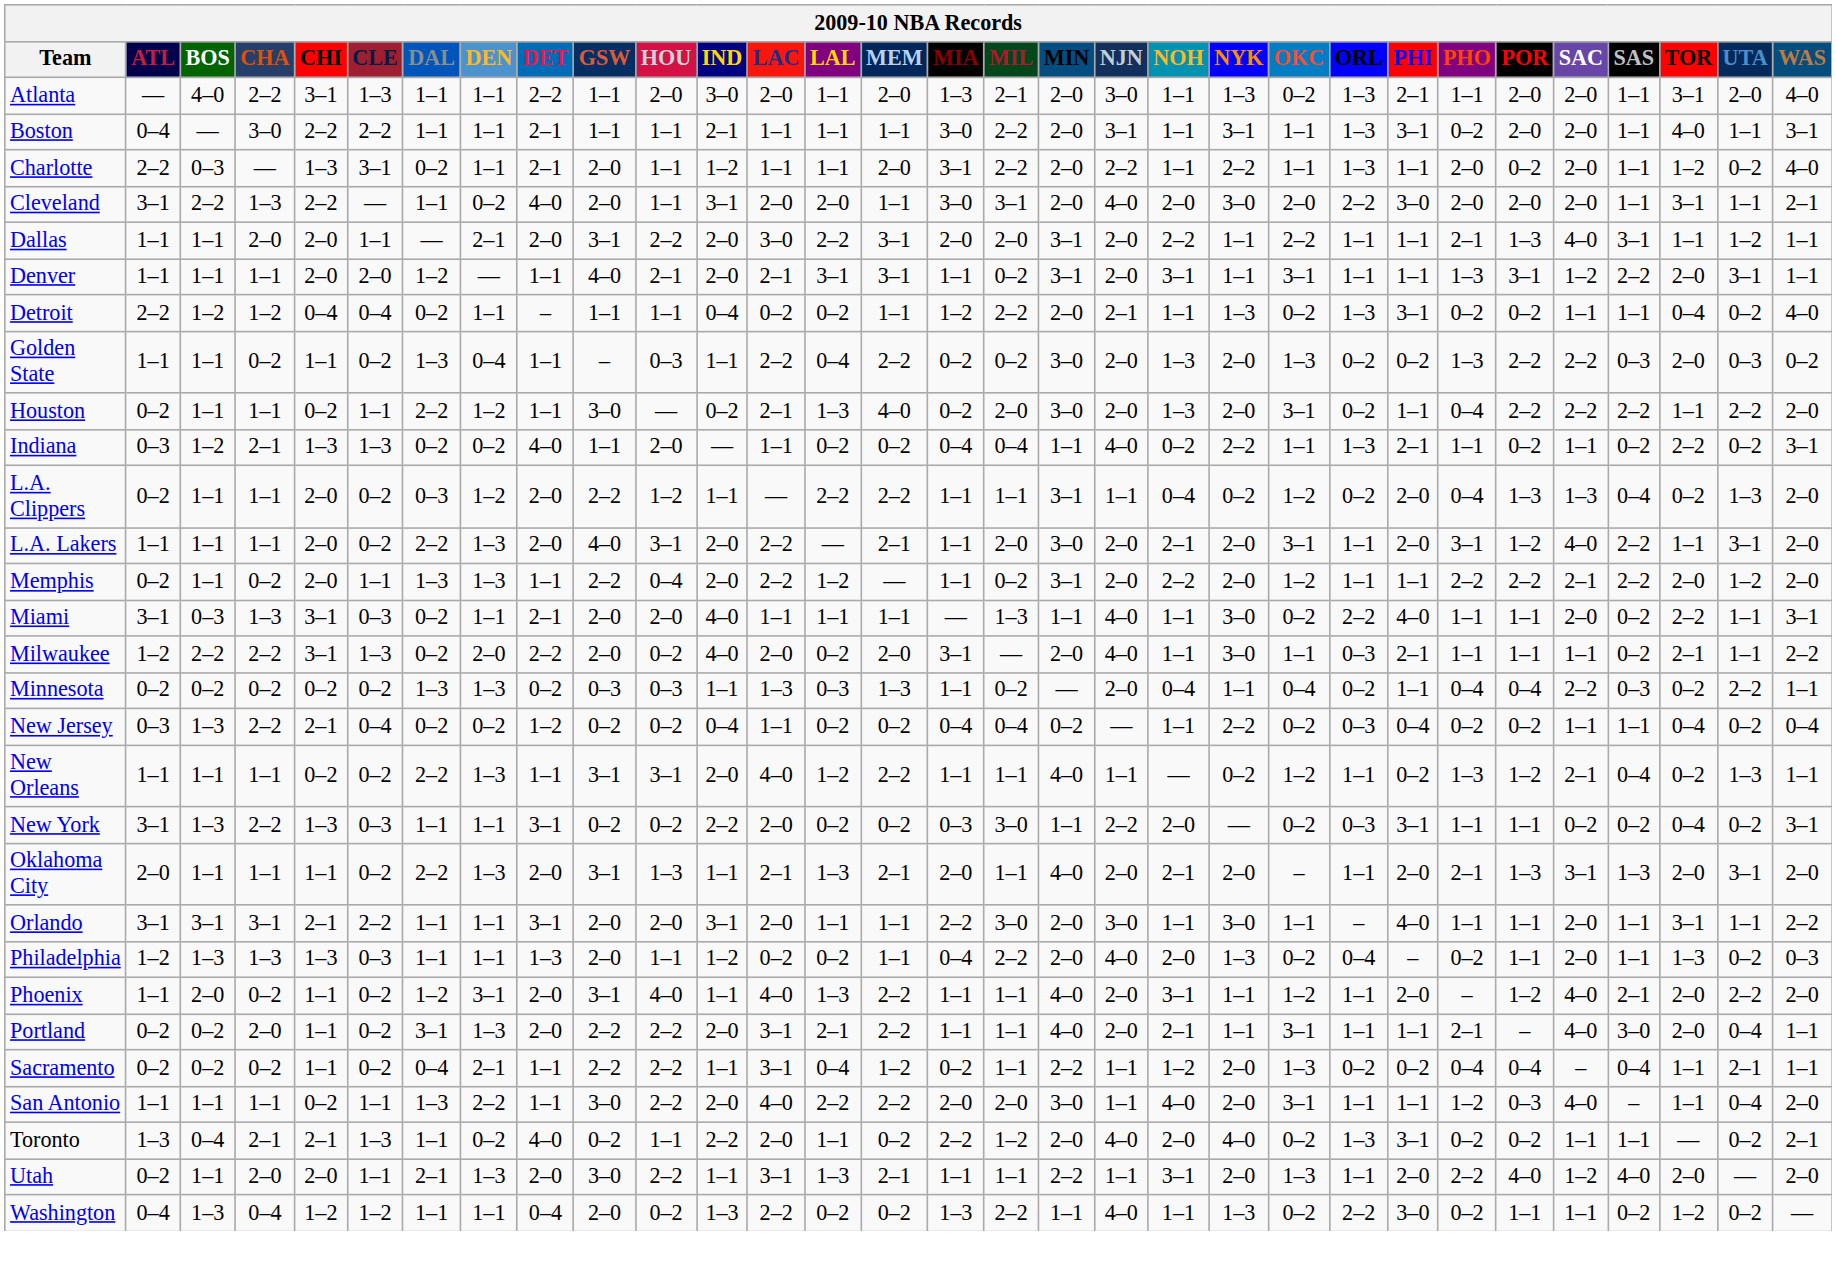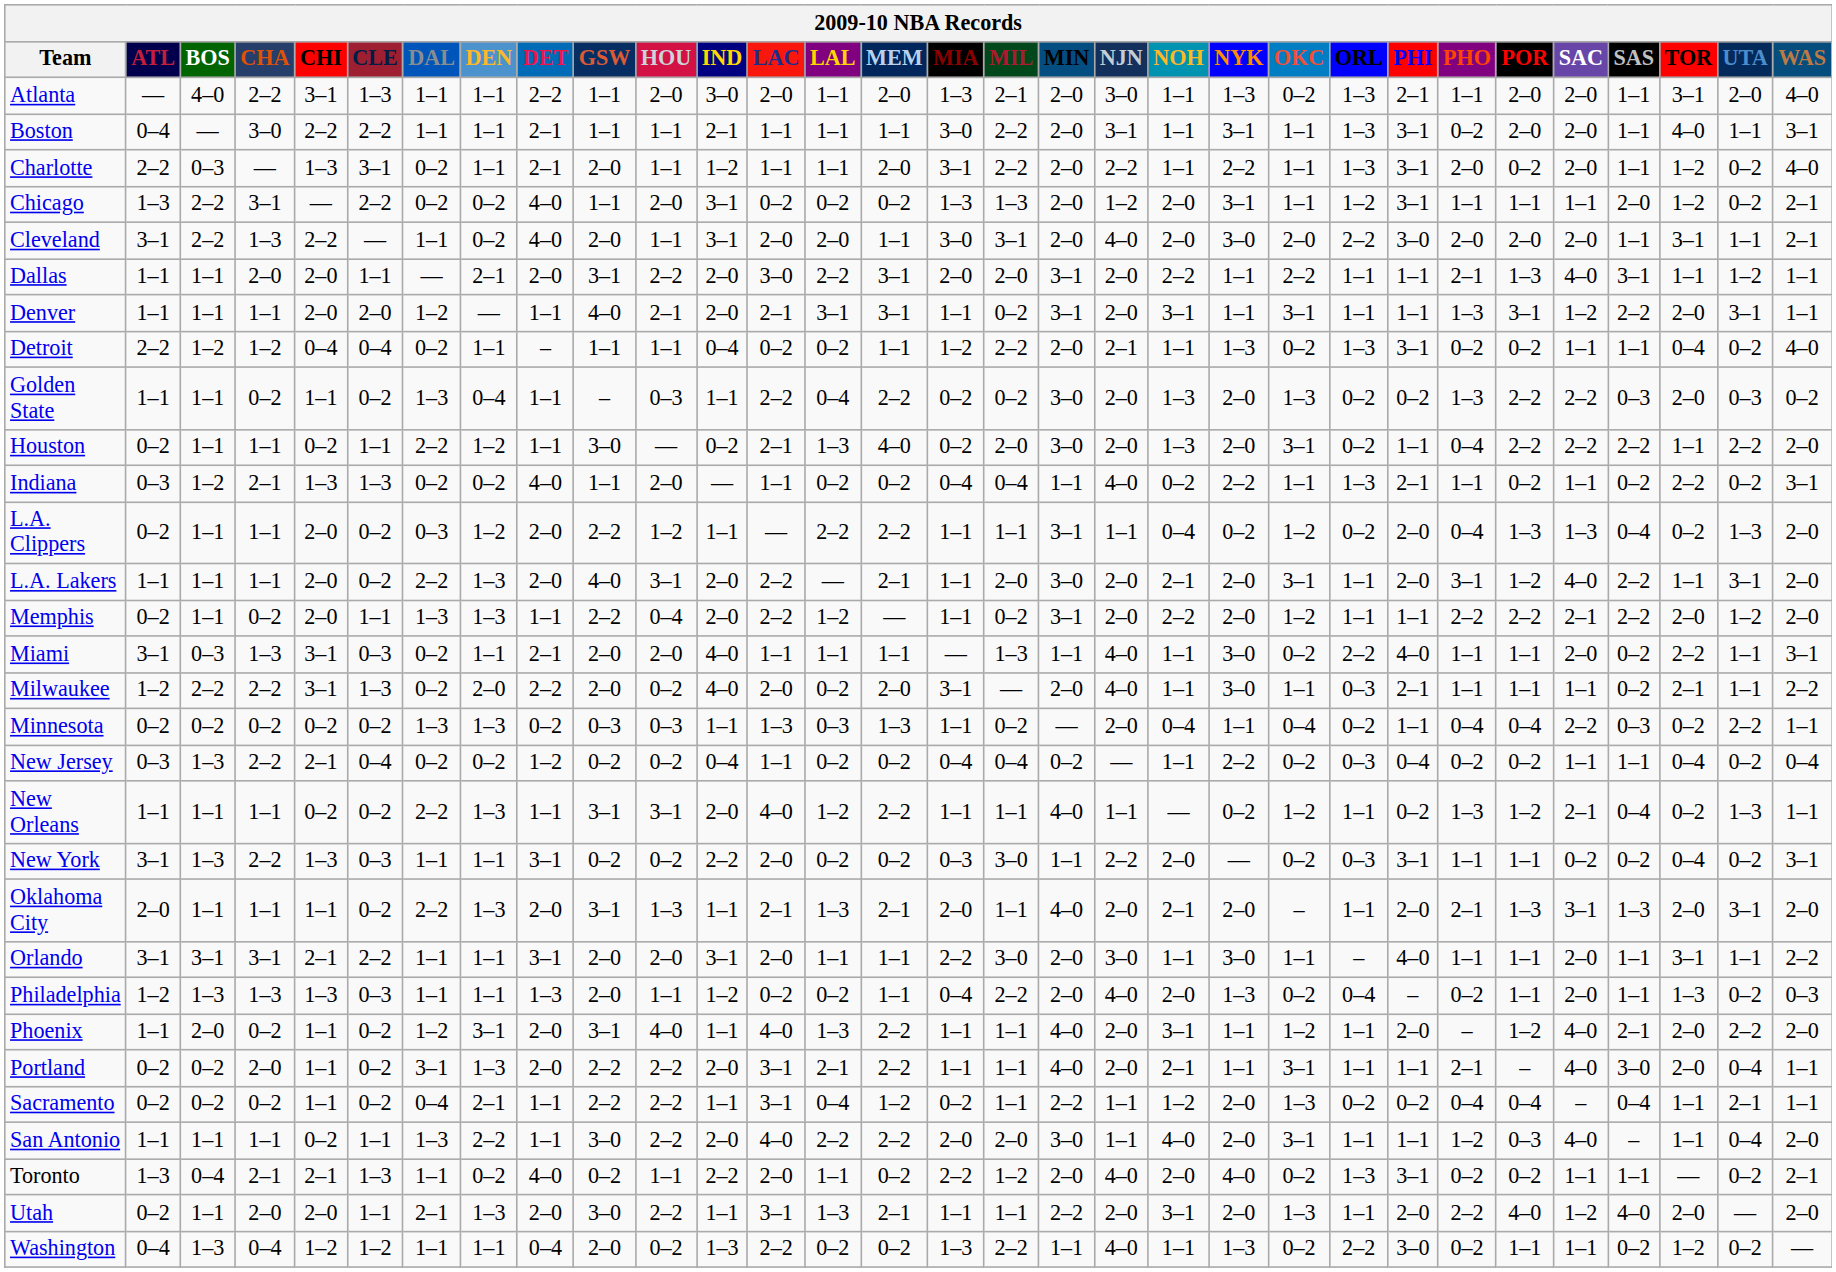(1413, 167) 1–1 -> (1413, 167) 3–1
+ row: (47, 203)
(1121, 1175) 1–1 -> (1121, 1212) 2–0
